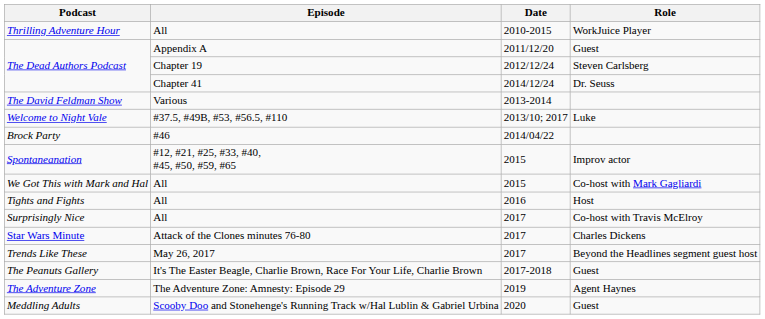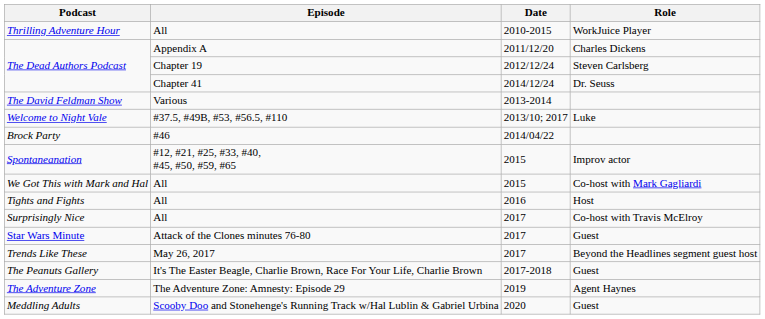(586, 48) Guest -> (609, 48) Charles Dickens
(609, 235) Charles Dickens -> (586, 235) Guest
